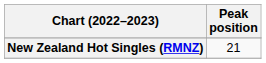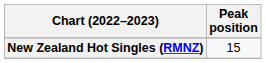(234, 48) 21 -> (234, 48) 15
